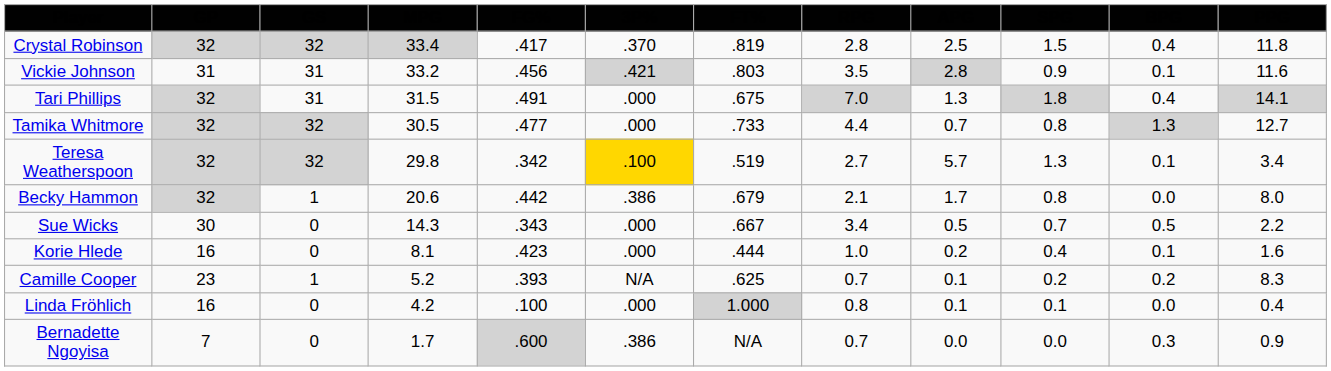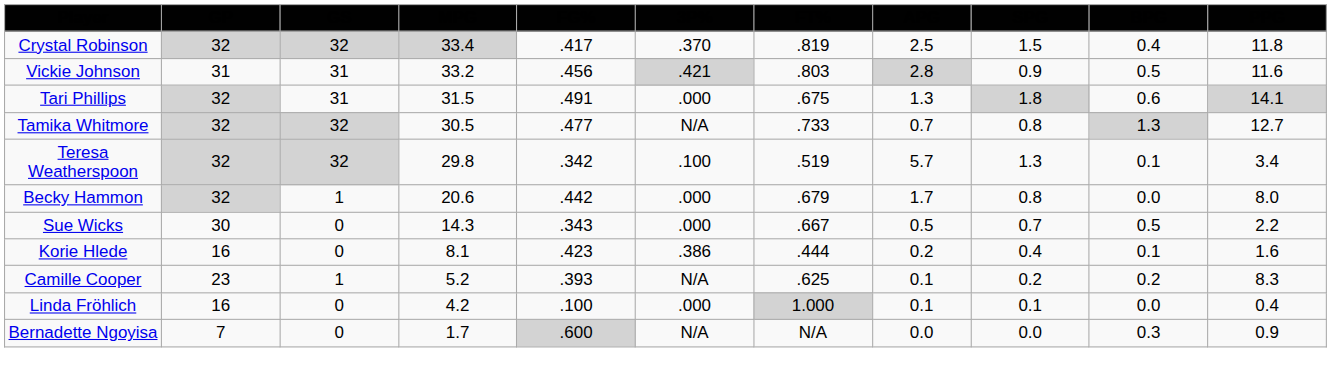- column: (856, 17)
(1164, 71) 0.1 -> (1149, 71) 0.5
(1164, 98) 0.4 -> (1149, 98) 0.6
(639, 125) .000 -> (695, 125) N/A
(639, 161) gold background -> (695, 161) no background
(639, 198) .386 -> (695, 198) .000
(639, 252) .000 -> (695, 252) .386
(639, 342) .386 -> (695, 332) N/A
